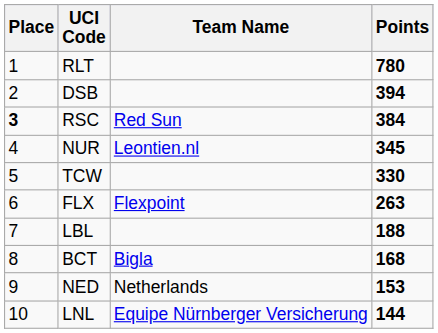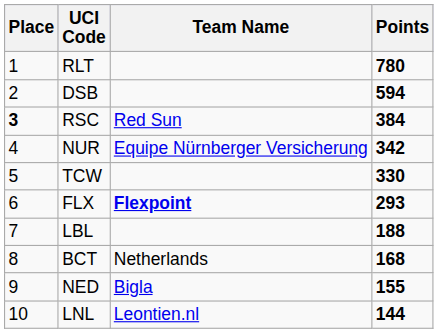(390, 93) 394 -> (390, 93) 594
(156, 148) Leontien.nl -> (241, 148) Equipe Nürnberger Versicherung
(390, 148) 345 -> (390, 148) 342
(149, 203) normal -> (153, 203) bold
(390, 203) 263 -> (390, 203) 293
(133, 259) Bigla -> (161, 259) Netherlands
(161, 286) Netherlands -> (133, 286) Bigla
(390, 286) 153 -> (390, 286) 155
(241, 314) Equipe Nürnberger Versicherung -> (156, 314) Leontien.nl
